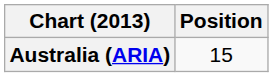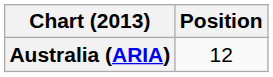(221, 54) 15 -> (221, 54) 12
